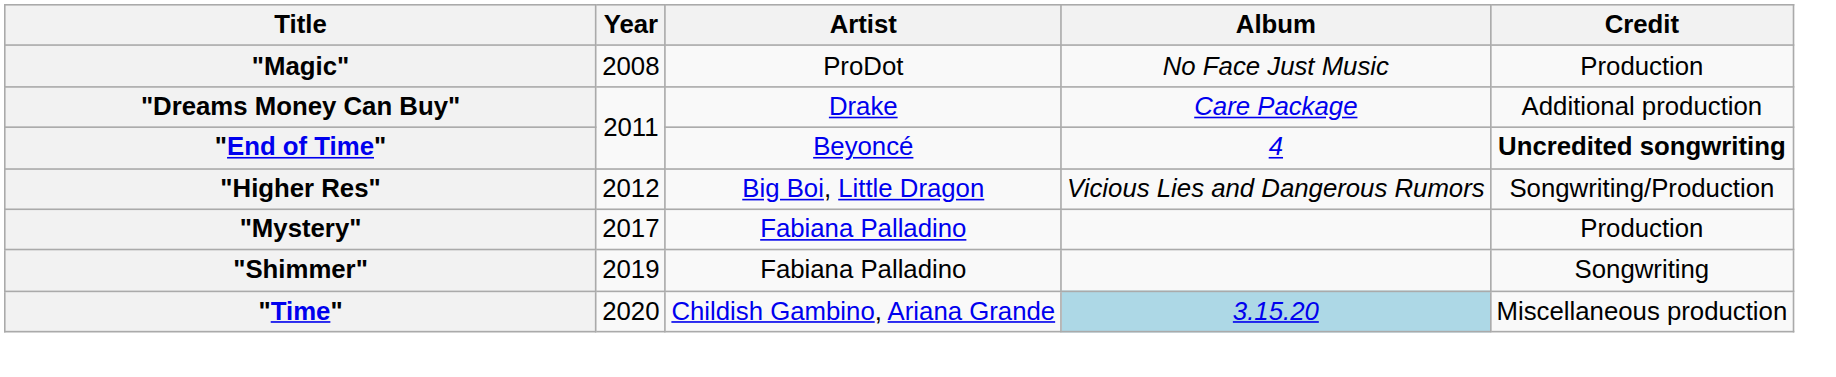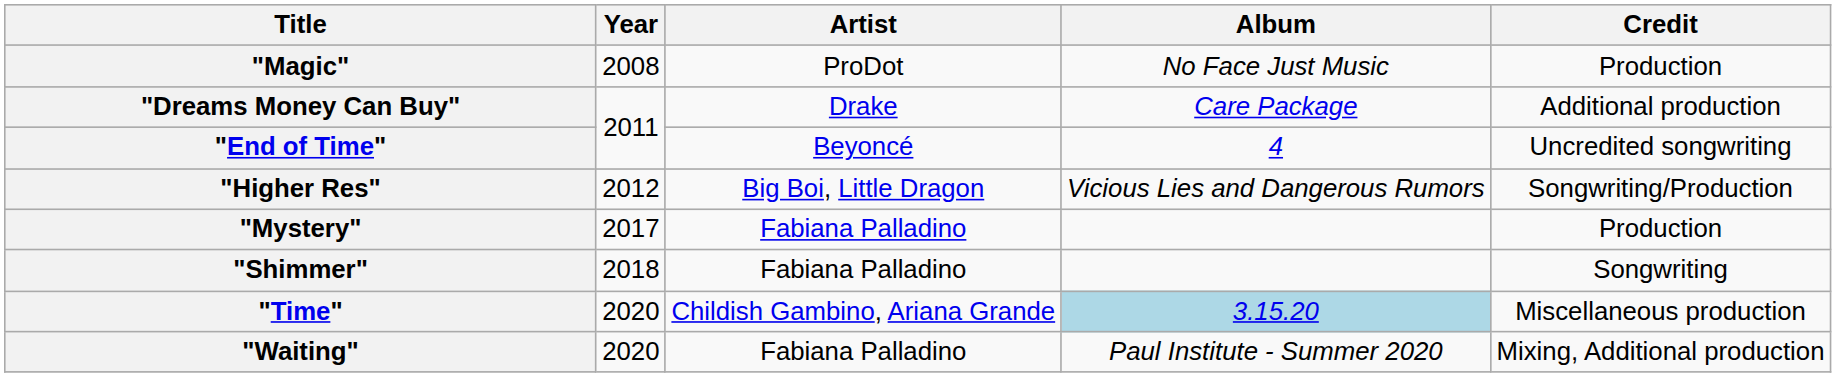(1642, 147) bold -> (1661, 147) normal
(631, 270) 2019 -> (631, 270) 2018
+ row: (301, 351)
